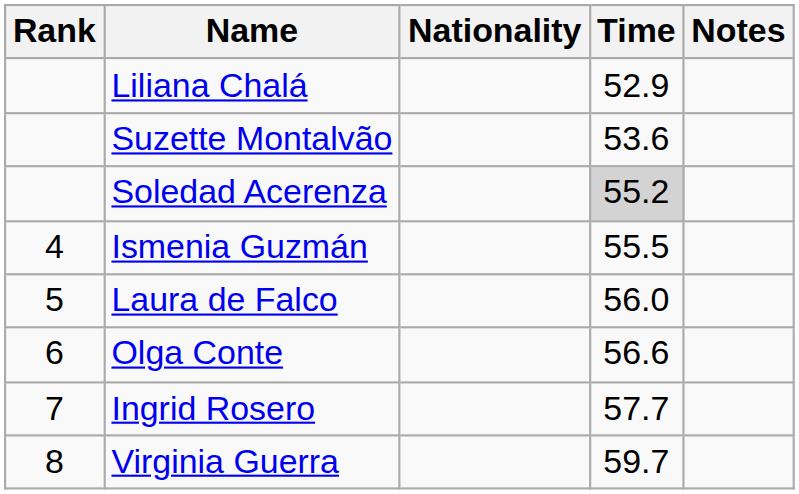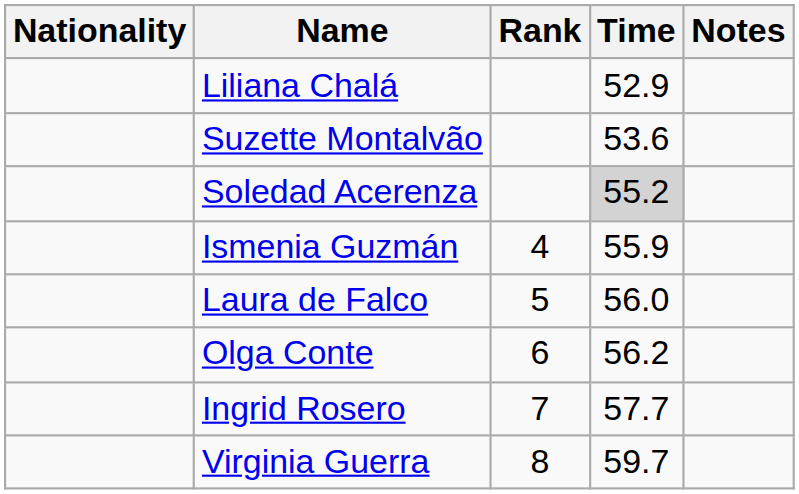columns swapped: (54, 31) <-> (495, 31)
(636, 246) 55.5 -> (636, 246) 55.9
(636, 354) 56.6 -> (636, 354) 56.2
